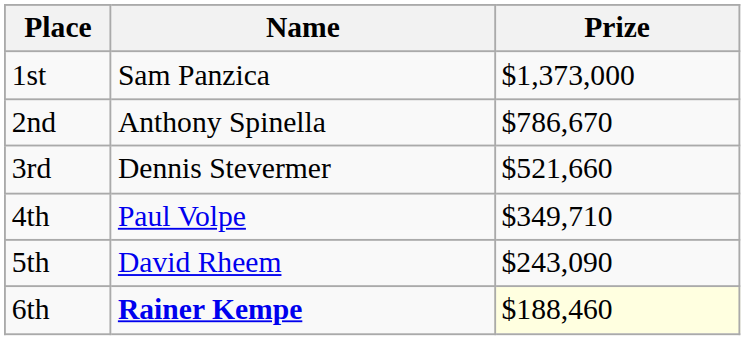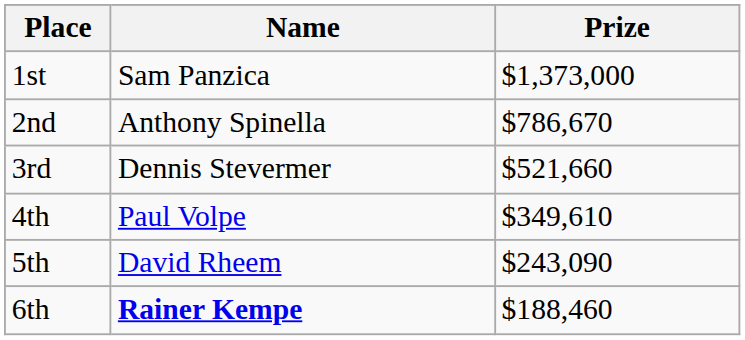(557, 215) $349,710 -> (557, 215) $349,610
(557, 309) lightyellow background -> (557, 309) no background
